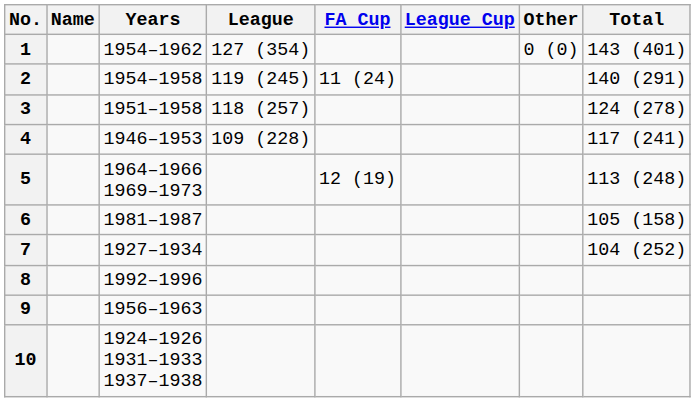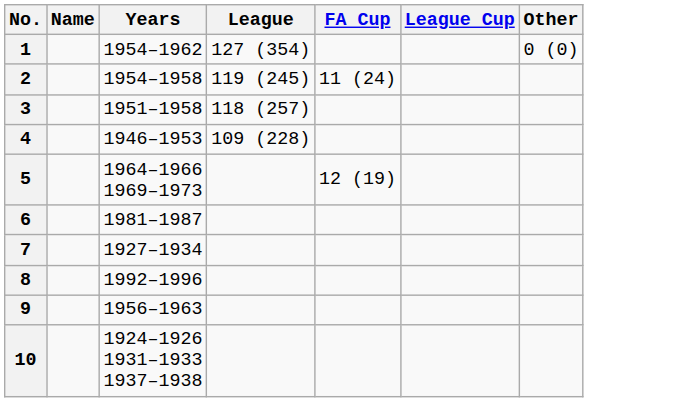- column: (637, 20)
